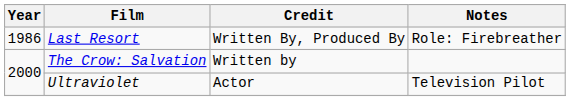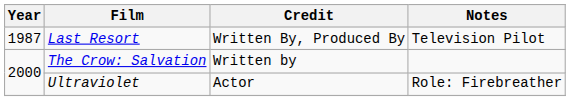(25, 39) 1986 -> (25, 39) 1987
(487, 39) Role: Firebreather -> (479, 39) Television Pilot
(479, 84) Television Pilot -> (487, 84) Role: Firebreather
